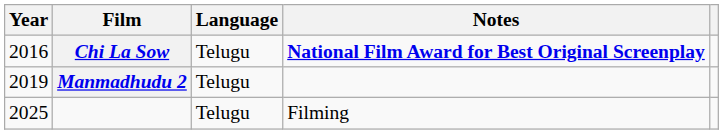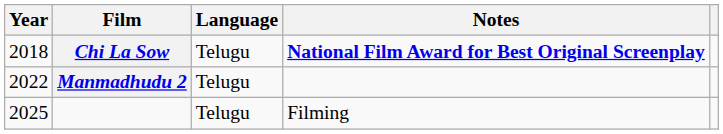(29, 50) 2016 -> (29, 50) 2018
(29, 81) 2019 -> (29, 81) 2022
